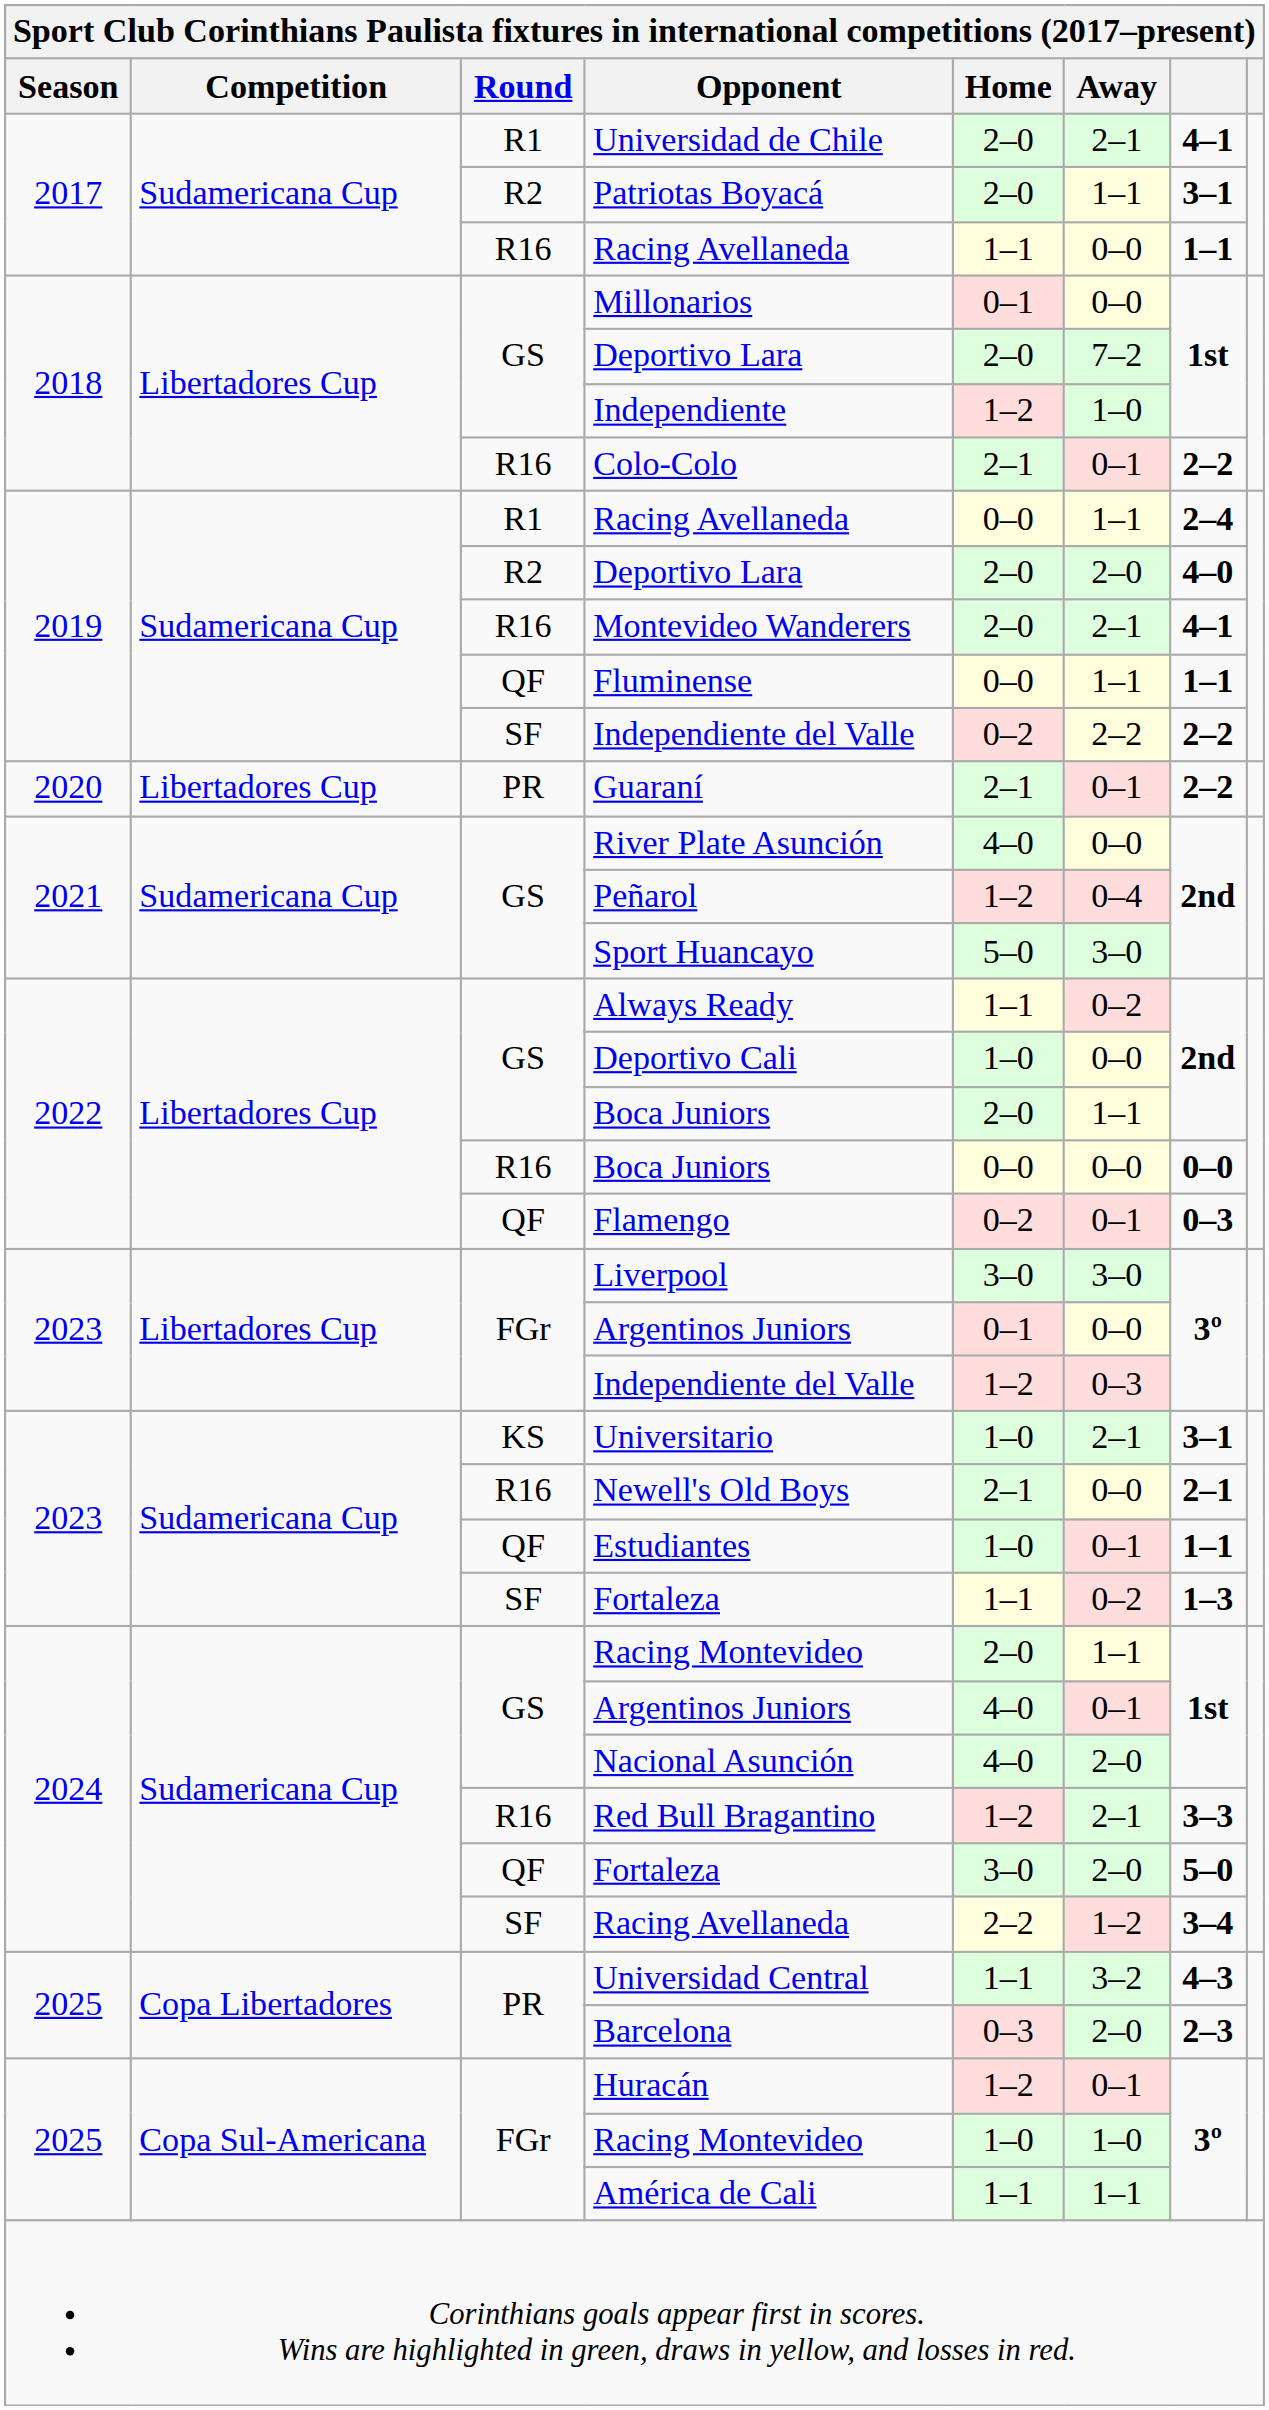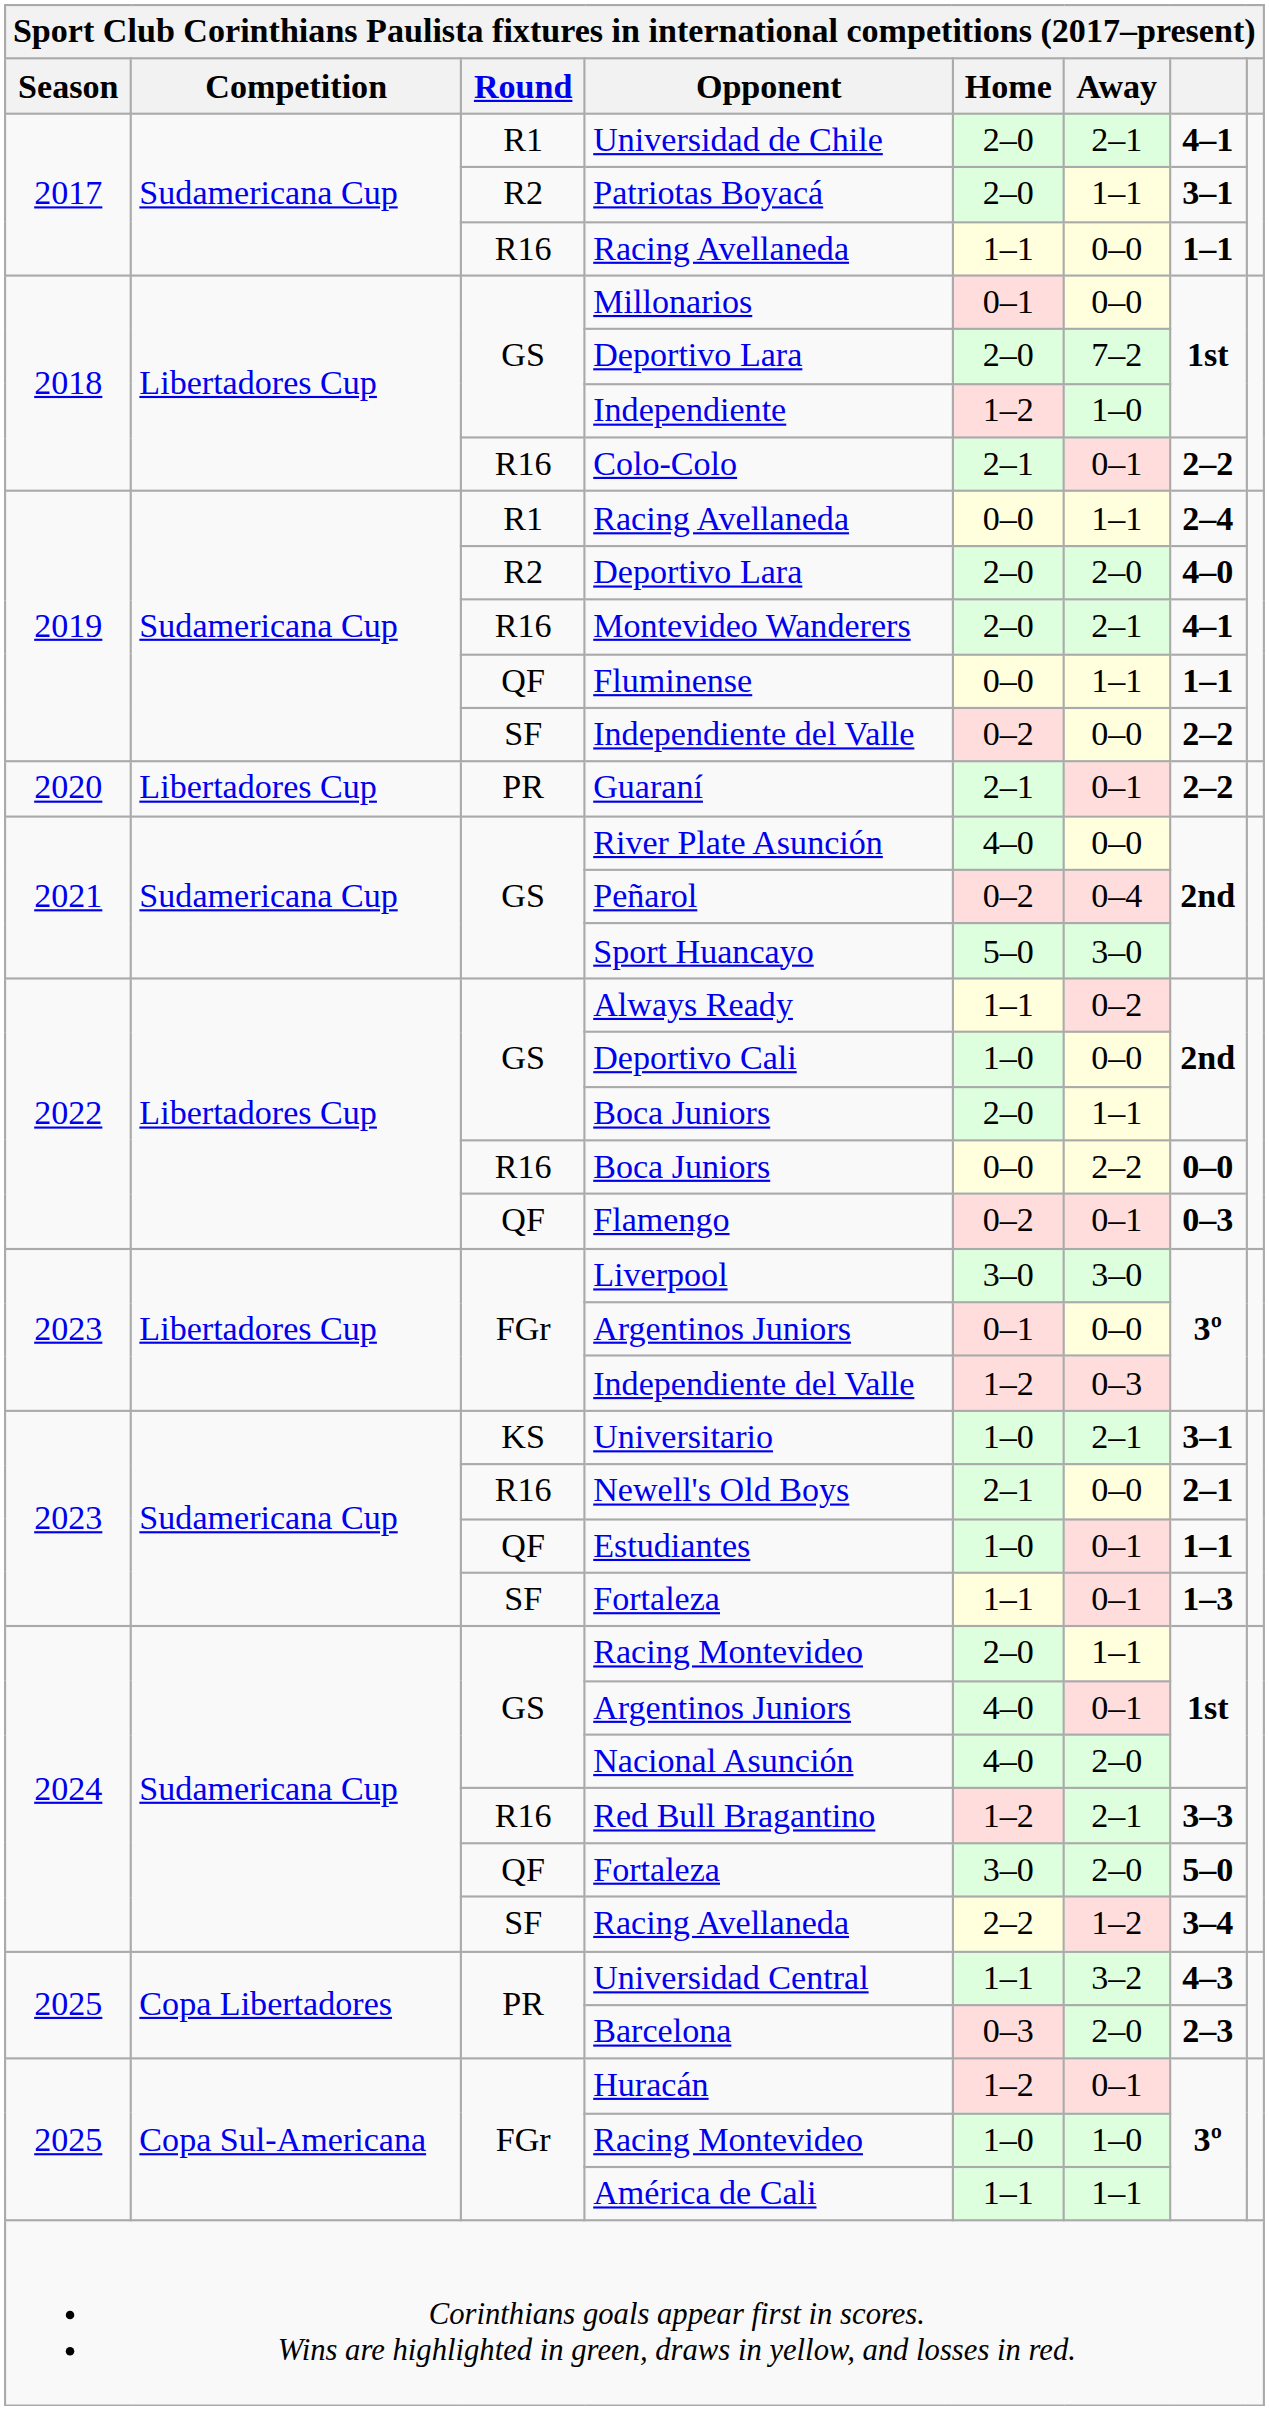(1117, 734) 2–2 -> (1117, 734) 0–0
(1008, 896) 1–2 -> (1008, 896) 0–2
(1117, 1166) 0–0 -> (1117, 1166) 2–2
(1117, 1598) 0–2 -> (1117, 1598) 0–1
